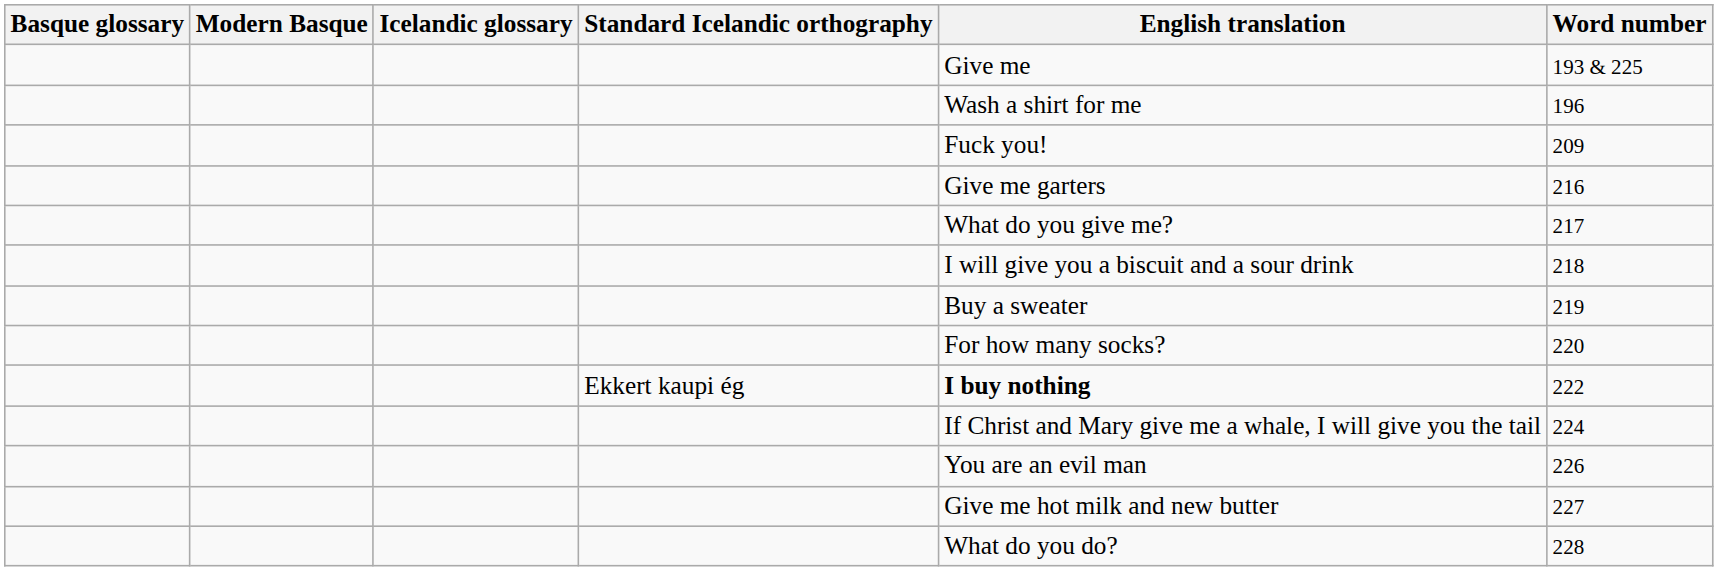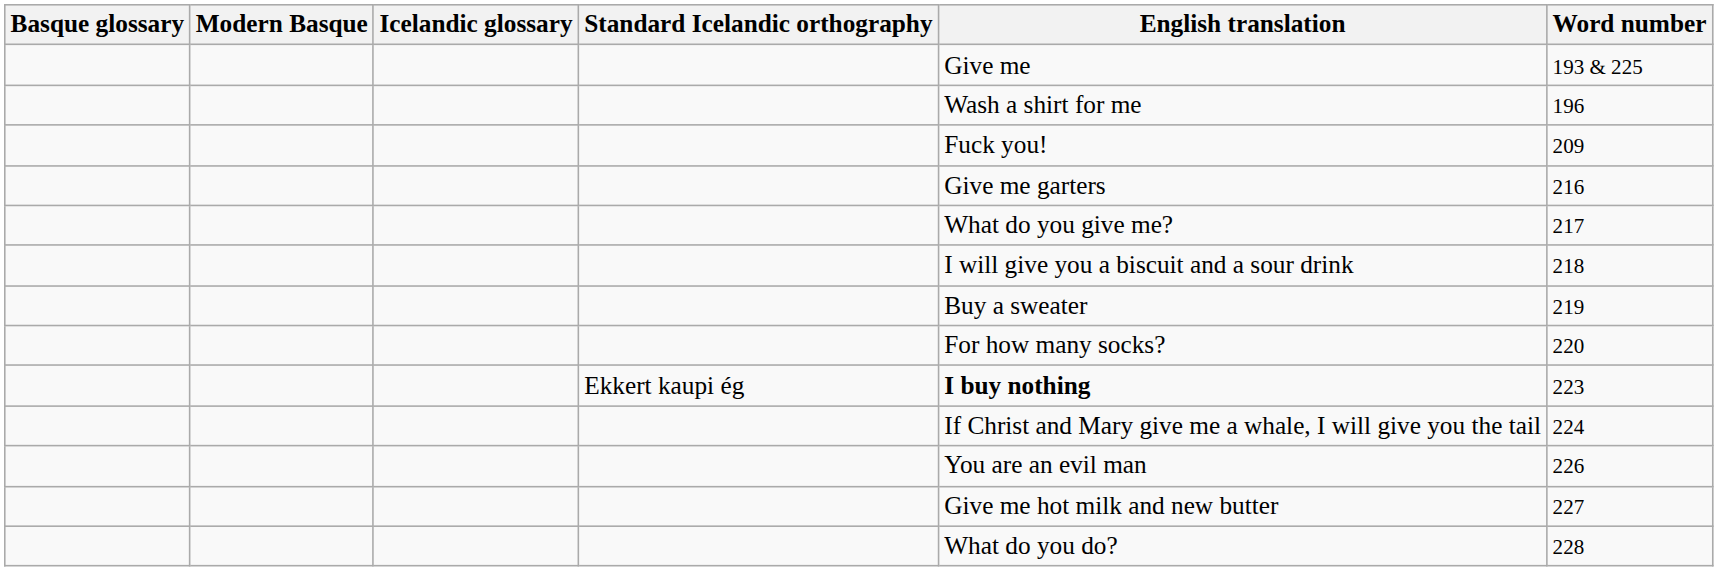(1568, 386) 222 -> (1568, 386) 223
